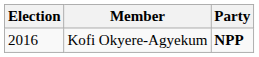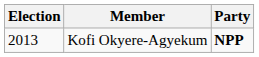(23, 40) 2016 -> (23, 40) 2013
